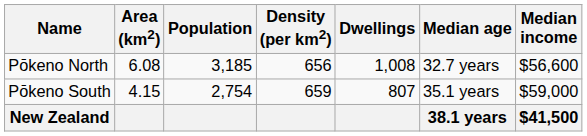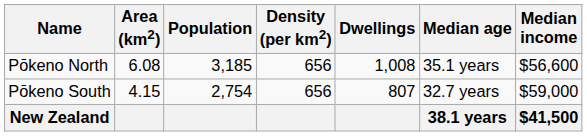(461, 66) 32.7 years -> (461, 66) 35.1 years
(318, 91) 659 -> (318, 91) 656
(461, 91) 35.1 years -> (461, 91) 32.7 years
